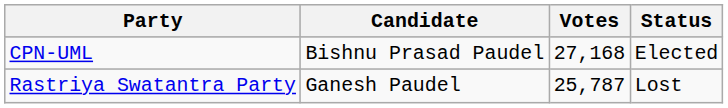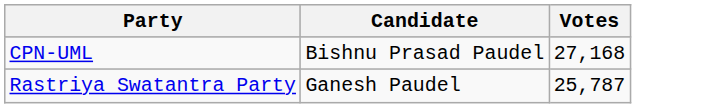- column: (676, 21)
